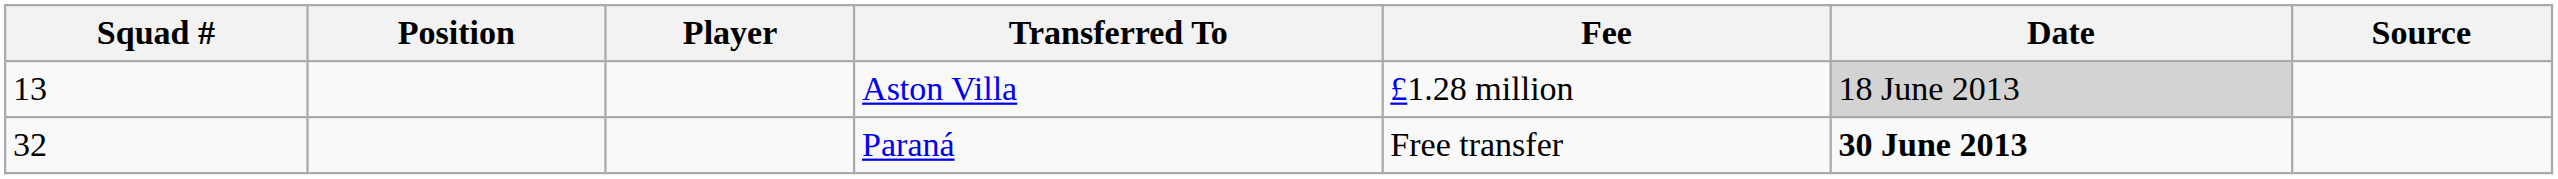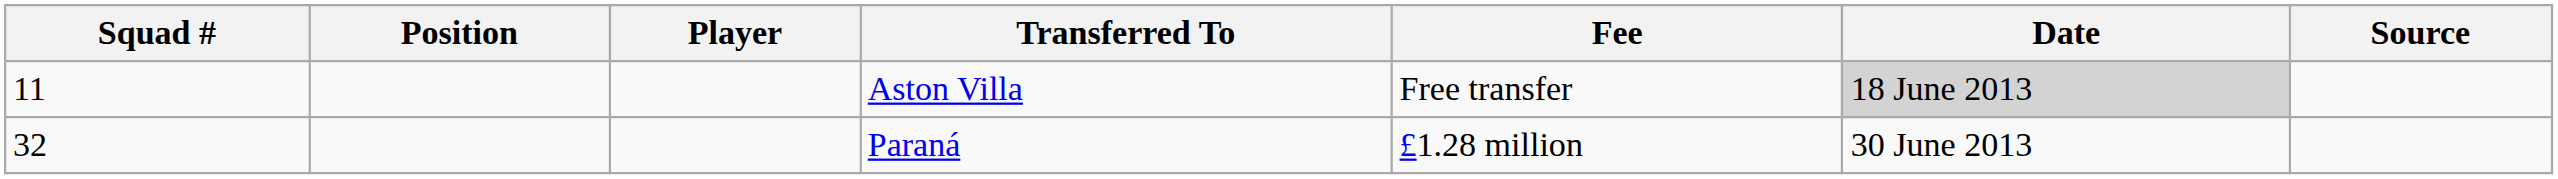(30, 88) 13 -> (29, 88) 11
(1482, 88) £1.28 million -> (1486, 88) Free transfer
(1477, 145) Free transfer -> (1491, 145) £1.28 million
(1933, 145) bold -> (1941, 145) normal
